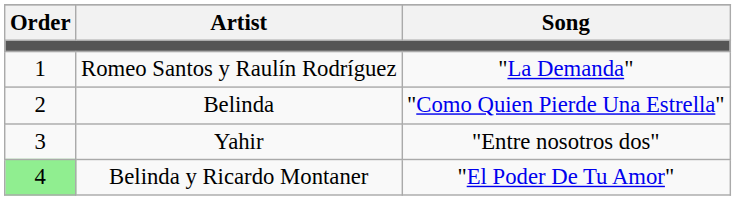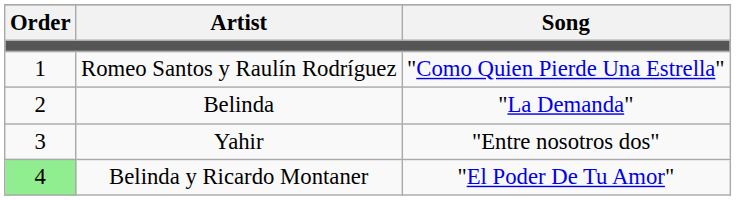(566, 69) "La Demanda" -> (566, 69) "Como Quien Pierde Una Estrella"
(566, 105) "Como Quien Pierde Una Estrella" -> (566, 105) "La Demanda"
